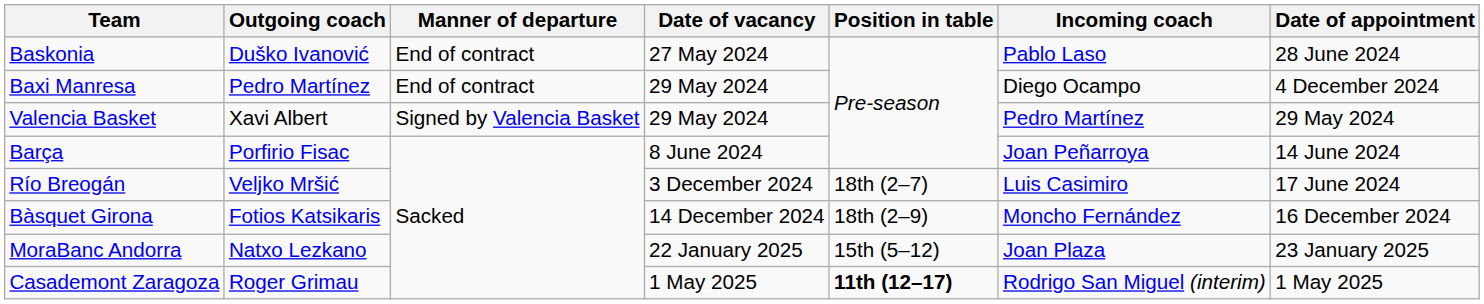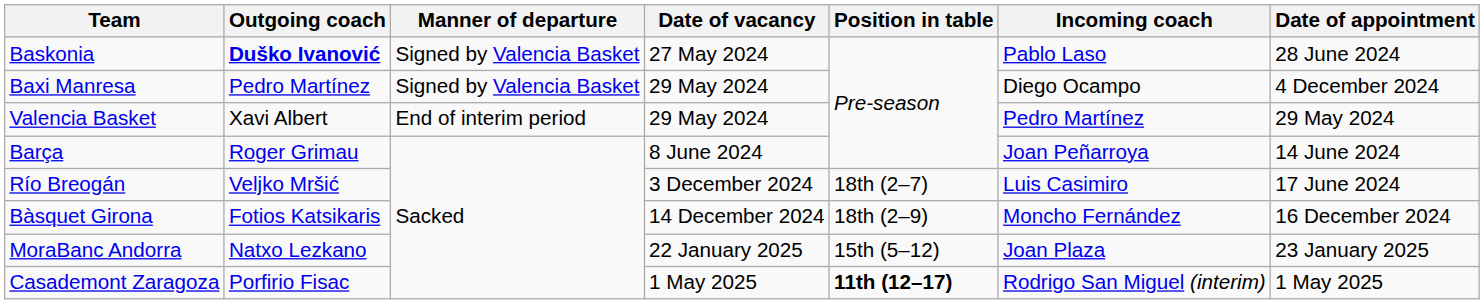(299, 53) normal -> (305, 53) bold
(465, 53) End of contract -> (518, 53) Signed by Valencia Basket
(465, 86) End of contract -> (518, 86) Signed by Valencia Basket
(518, 119) Signed by Valencia Basket -> (491, 119) End of interim period
(289, 151) Porfirio Fisac -> (294, 151) Roger Grimau
(294, 282) Roger Grimau -> (289, 282) Porfirio Fisac
